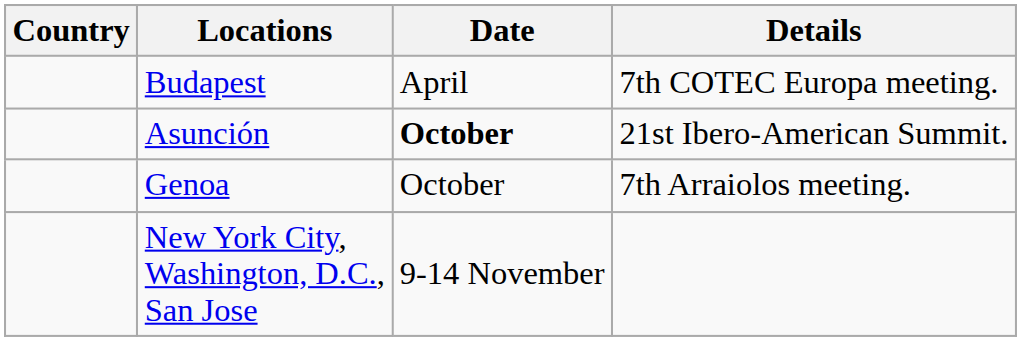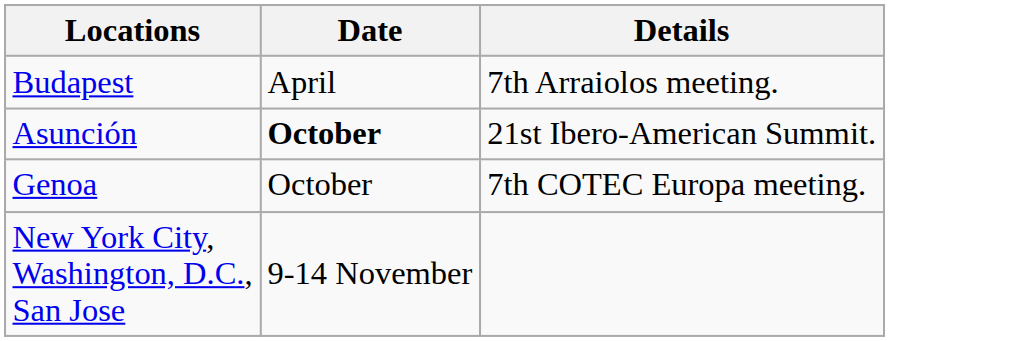- column: (71, 30)
(809, 81) 7th COTEC Europa meeting. -> (633, 81) 7th Arraiolos meeting.
(765, 184) 7th Arraiolos meeting. -> (677, 184) 7th COTEC Europa meeting.
